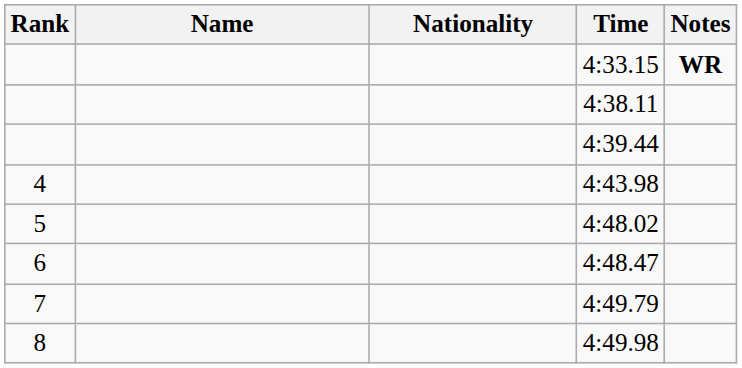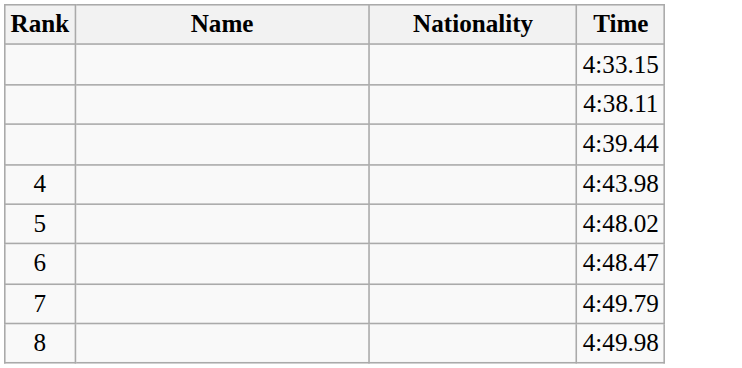- column: (700, 24)
